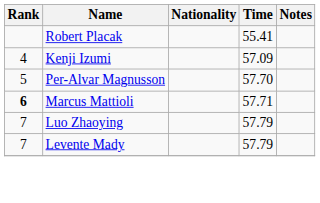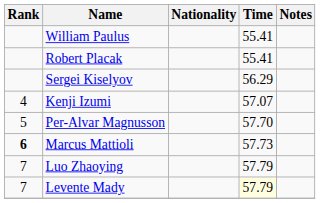+ row: (87, 36)
+ row: (89, 79)
(258, 58) 57.09 -> (258, 101) 57.07
(258, 101) 57.71 -> (258, 144) 57.73
(258, 144) no background -> (258, 187) lightyellow background
